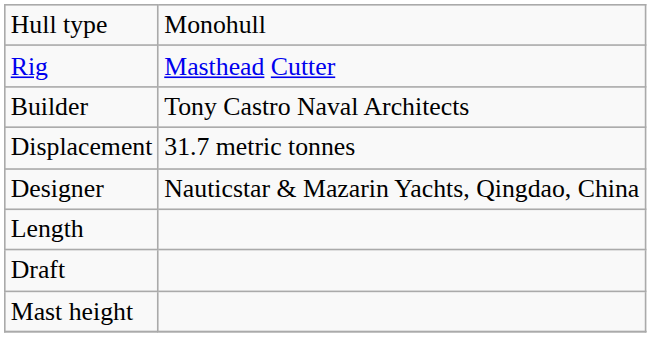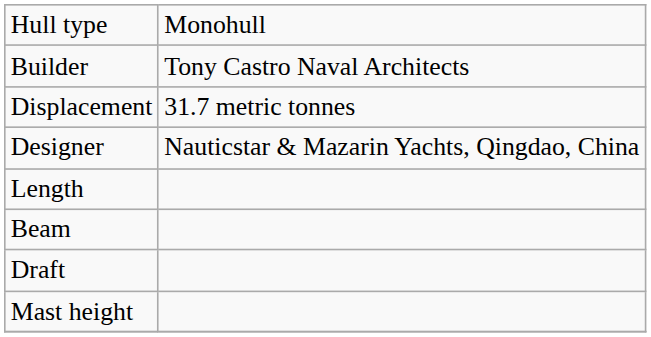- row: (29, 65)
+ row: (41, 229)
